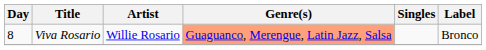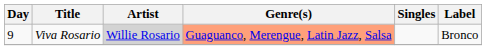(10, 34) 8 -> (10, 34) 9
(143, 34) no background -> (143, 34) lightgrey background
